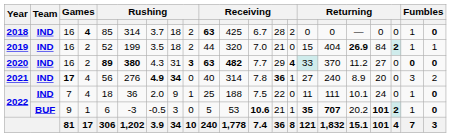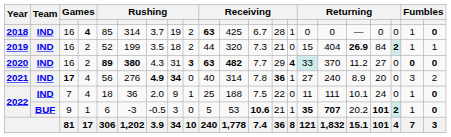(176, 32) 18 -> (176, 32) 19
(292, 32) 2 -> (292, 32) 1
(260, 47) 7.0 -> (260, 47) 7.3
